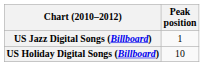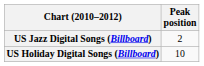(180, 38) 1 -> (180, 38) 2
